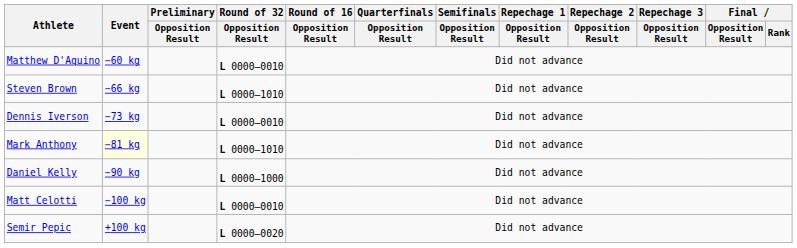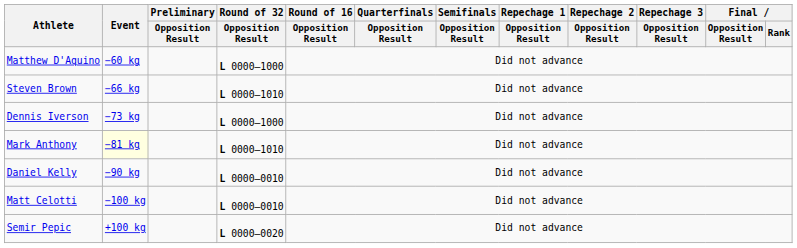(252, 66) L 0000–0010 -> (252, 66) L 0000–1000
(252, 122) L 0000–0010 -> (252, 122) L 0000–1000
(252, 178) L 0000–1000 -> (252, 178) L 0000–0010
